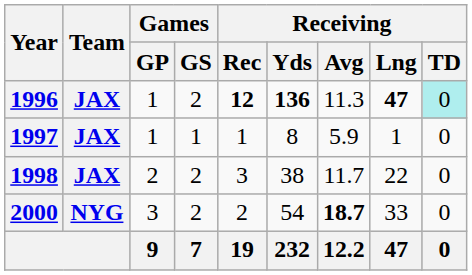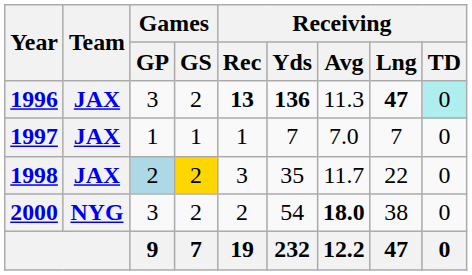(153, 99) 1 -> (153, 99) 3
(242, 99) 12 -> (242, 99) 13
(292, 136) 8 -> (292, 136) 7
(344, 136) 5.9 -> (344, 136) 7.0
(396, 136) 1 -> (396, 136) 7
(153, 174) no background -> (153, 174) lightblue background
(196, 174) no background -> (196, 174) gold background
(292, 174) 38 -> (292, 174) 35
(344, 212) 18.7 -> (344, 212) 18.0
(396, 212) 33 -> (396, 212) 38
